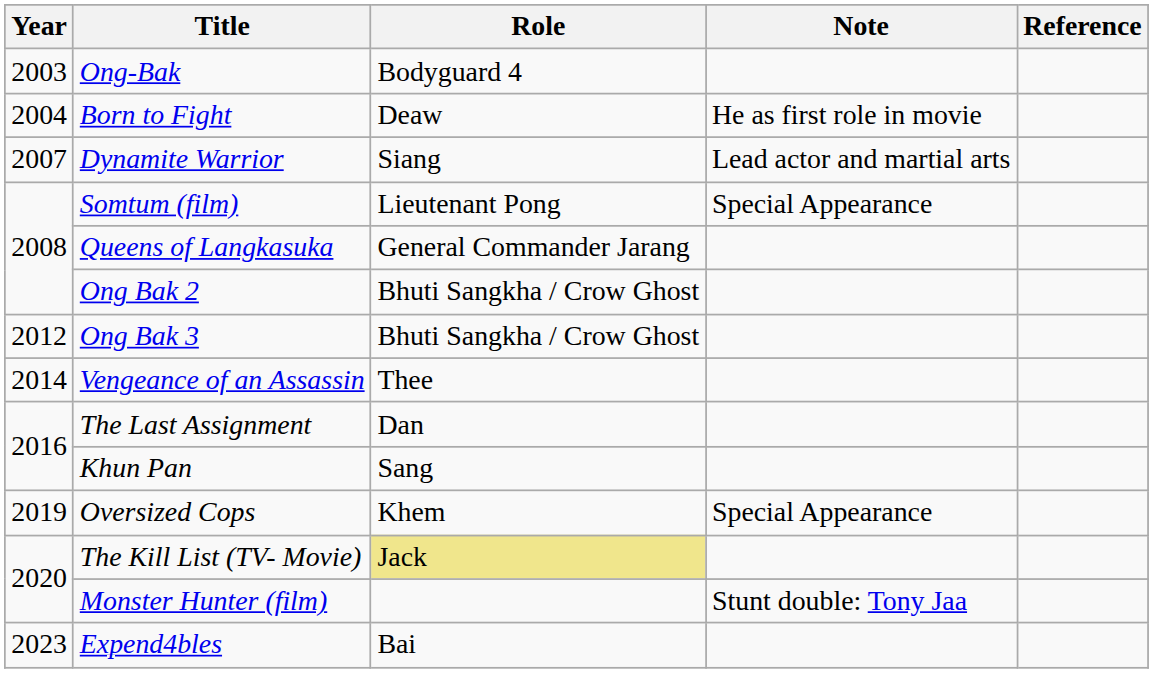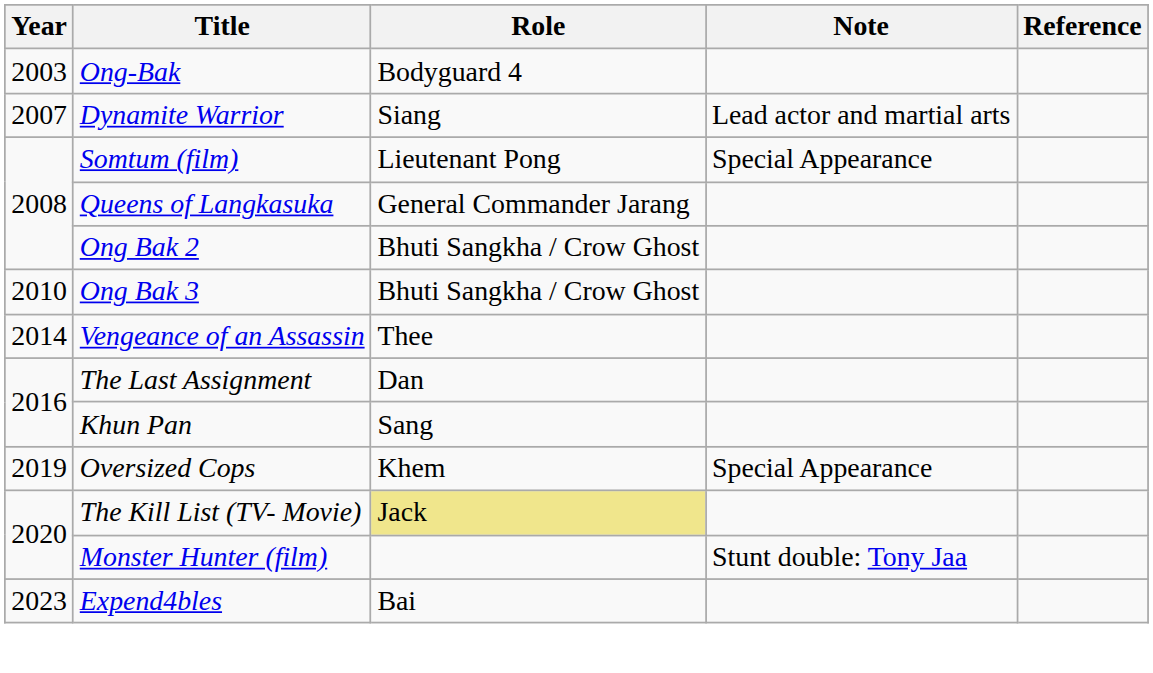- row: (156, 114)
(39, 335) 2012 -> (39, 291) 2010
